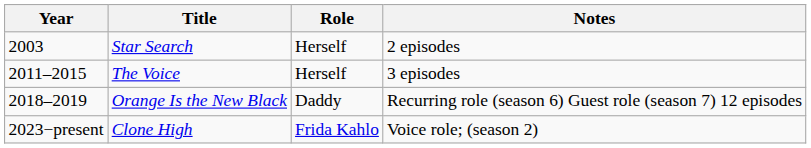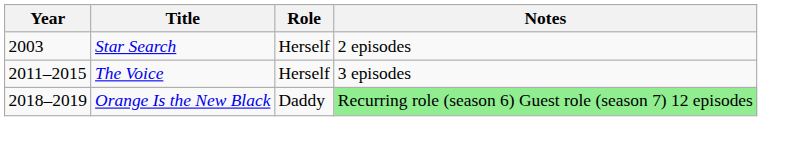(594, 101) no background -> (545, 101) lightgreen background
- row: (152, 128)
